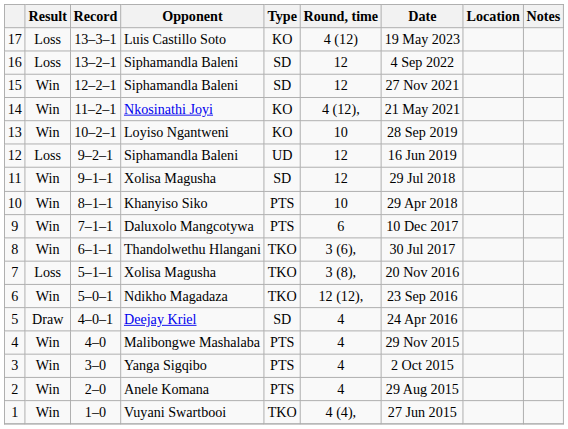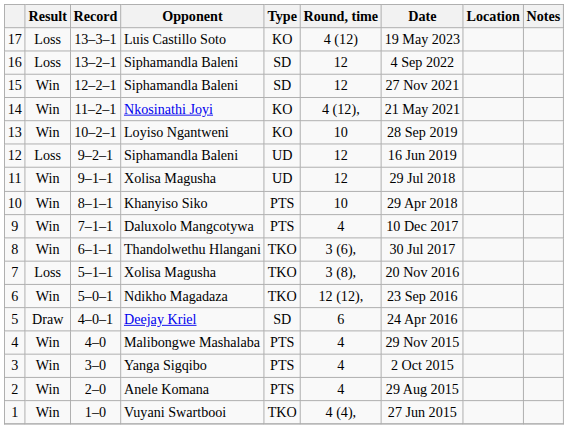(282, 179) SD -> (282, 179) UD
(341, 226) 6 -> (341, 226) 4
(341, 319) 4 -> (341, 319) 6
